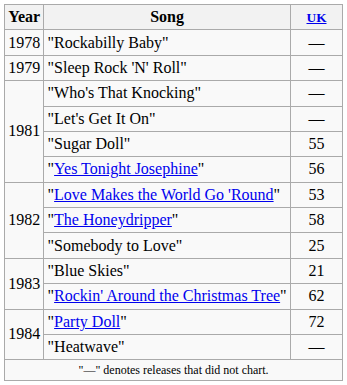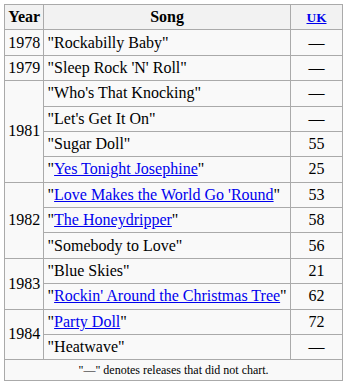(316, 169) 56 -> (316, 169) 25
(316, 245) 25 -> (316, 245) 56
